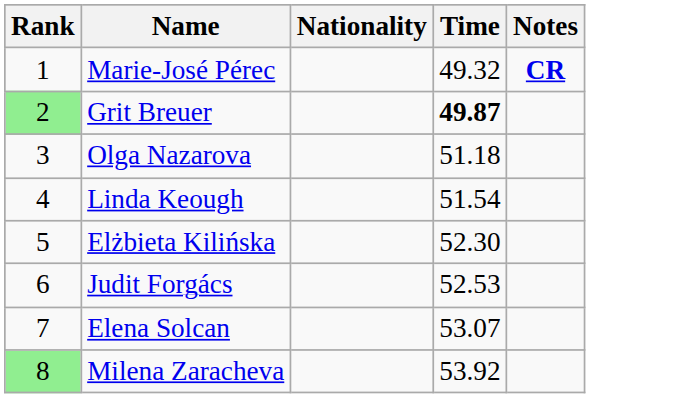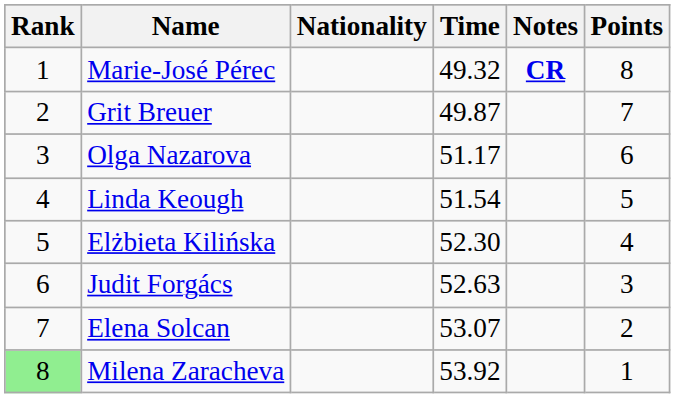+ column: (627, 26)
(43, 112) lightgreen background -> (43, 112) no background
(470, 112) bold -> (470, 112) normal
(470, 155) 51.18 -> (470, 155) 51.17
(470, 284) 52.53 -> (470, 284) 52.63
